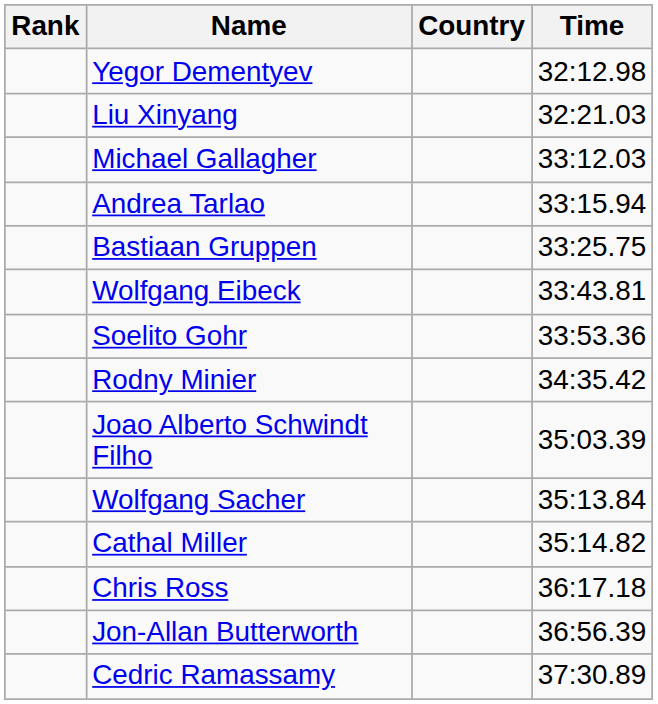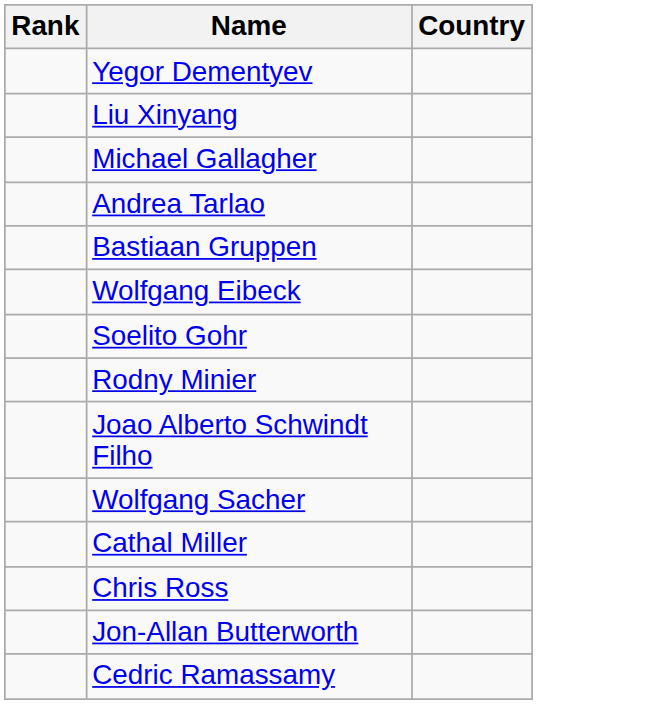- column: (592, 26)
